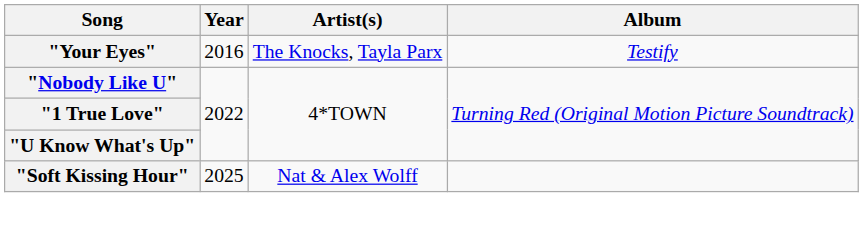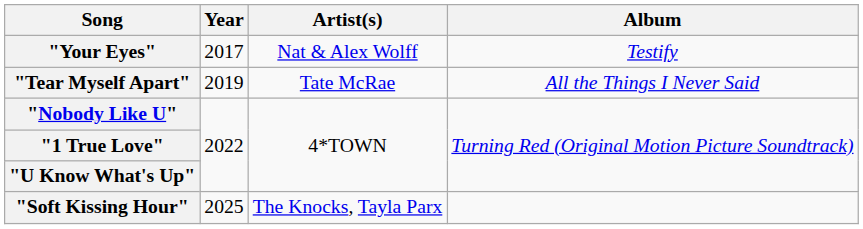(224, 51) 2016 -> (224, 51) 2017
(348, 51) The Knocks, Tayla Parx -> (348, 51) Nat & Alex Wolff
+ row: (102, 82)
(348, 176) Nat & Alex Wolff -> (348, 207) The Knocks, Tayla Parx
